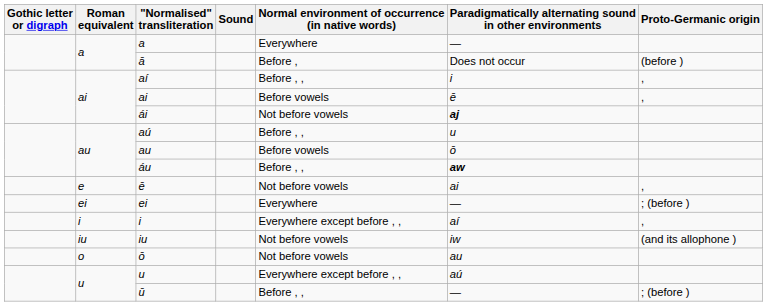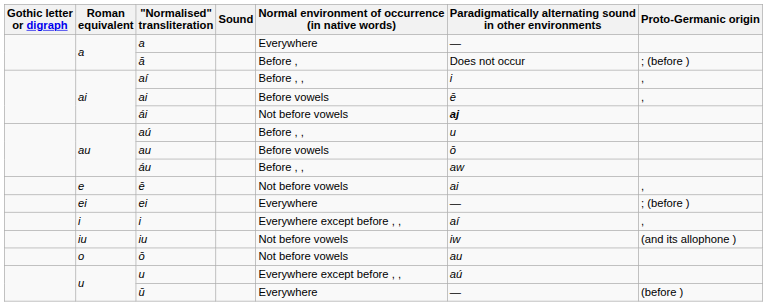(662, 61) (before ) -> (665, 61) ; (before )
(457, 168) bold -> (457, 168) normal
(281, 292) Before , , -> (288, 292) Everywhere
(665, 292) ; (before ) -> (662, 292) (before )
